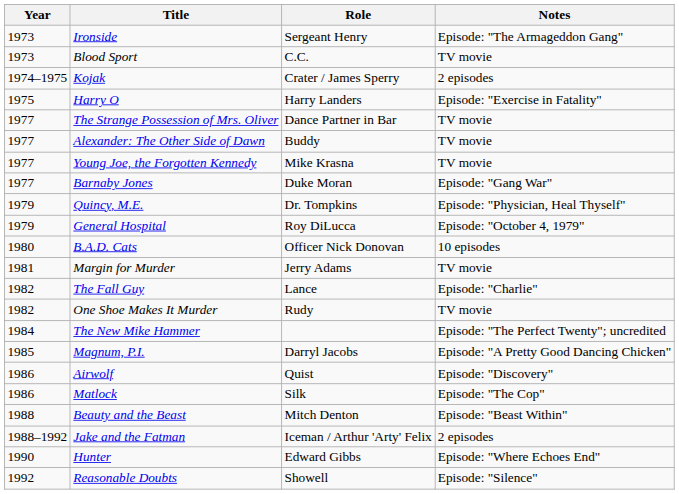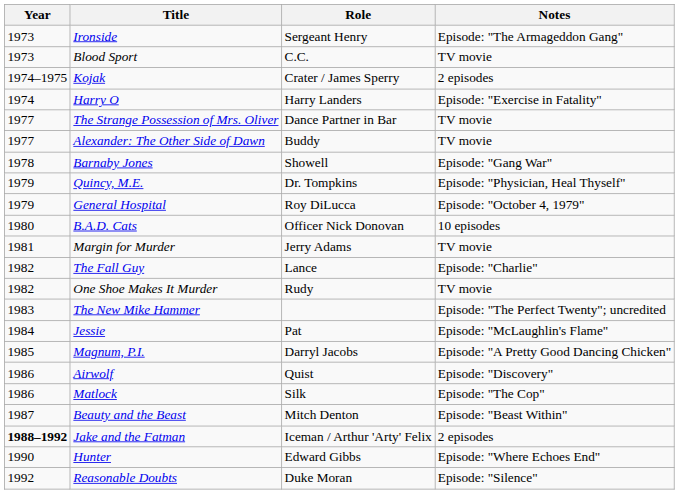(21, 99) 1975 -> (21, 99) 1974
- row: (165, 162)
(21, 183) 1977 -> (21, 162) 1978
(318, 183) Duke Moran -> (306, 162) Showell
(21, 330) 1984 -> (21, 309) 1983
+ row: (89, 330)
(21, 415) 1988 -> (21, 415) 1987
(37, 436) normal -> (37, 436) bold
(306, 478) Showell -> (318, 478) Duke Moran
